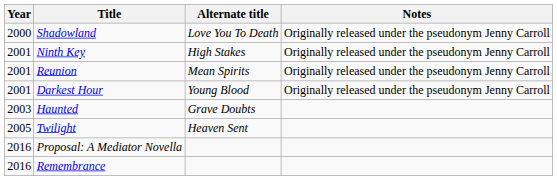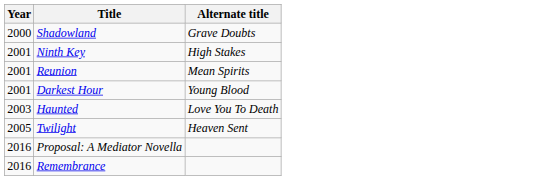- column: (417, 14)
(233, 33) Love You To Death -> (221, 33) Grave Doubts
(221, 109) Grave Doubts -> (233, 109) Love You To Death
